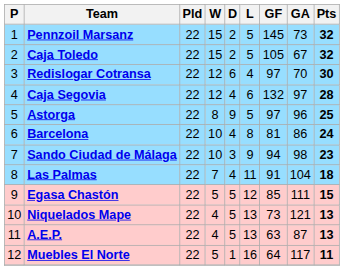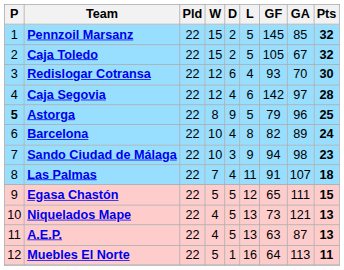(300, 34) 73 -> (300, 34) 85
(273, 74) 97 -> (273, 74) 93
(273, 94) 132 -> (273, 94) 142
(14, 114) normal -> (14, 114) bold
(273, 114) 97 -> (273, 114) 79
(273, 134) 81 -> (273, 134) 82
(300, 134) 86 -> (300, 134) 89
(300, 174) 104 -> (300, 174) 107
(273, 194) 85 -> (273, 194) 65
(300, 255) 117 -> (300, 255) 113
